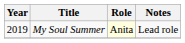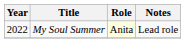(17, 29) 2019 -> (17, 29) 2022
